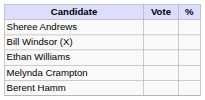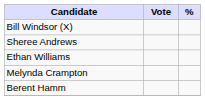rows swapped: (42, 27) <-> (40, 42)
